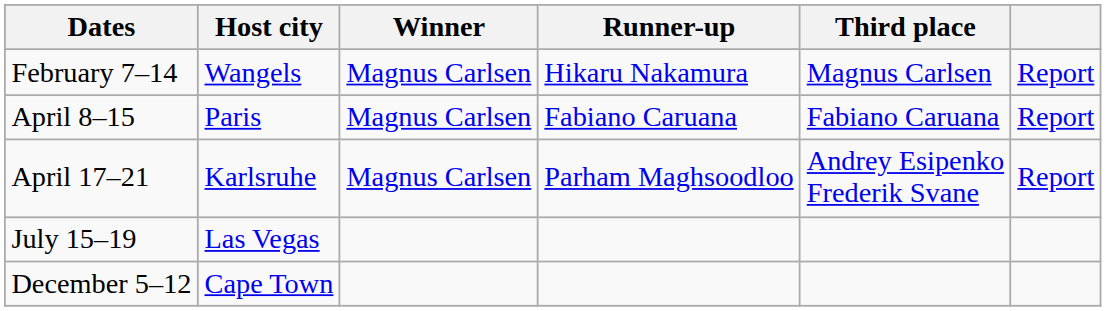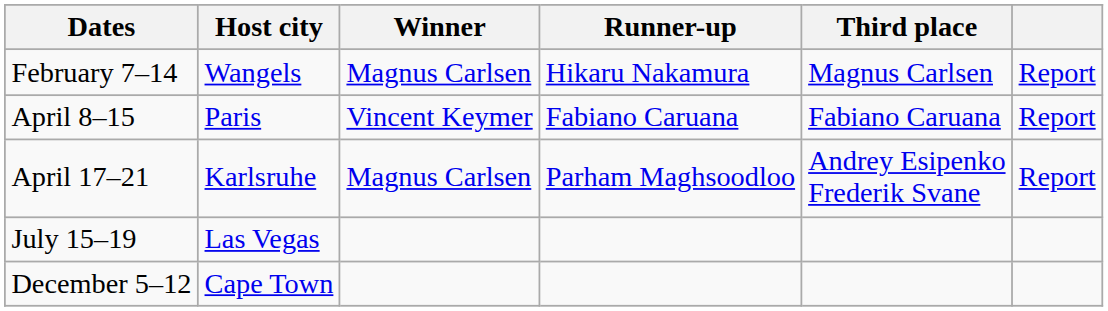(439, 116) Magnus Carlsen -> (440, 116) Vincent Keymer
